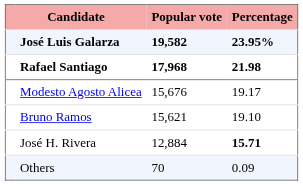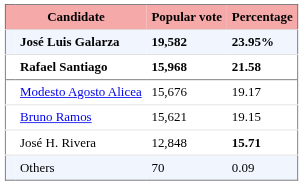(169, 67) 17,968 -> (169, 67) 15,968
(246, 67) 21.98 -> (246, 67) 21.58
(246, 117) 19.10 -> (246, 117) 19.15
(169, 142) 12,884 -> (169, 142) 12,848
